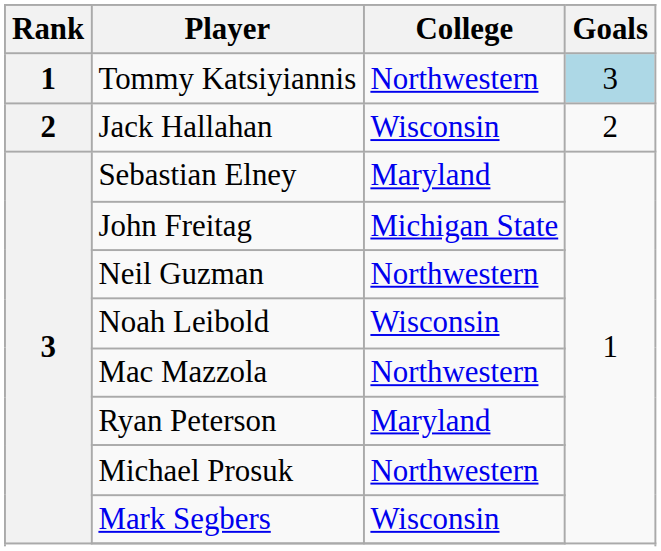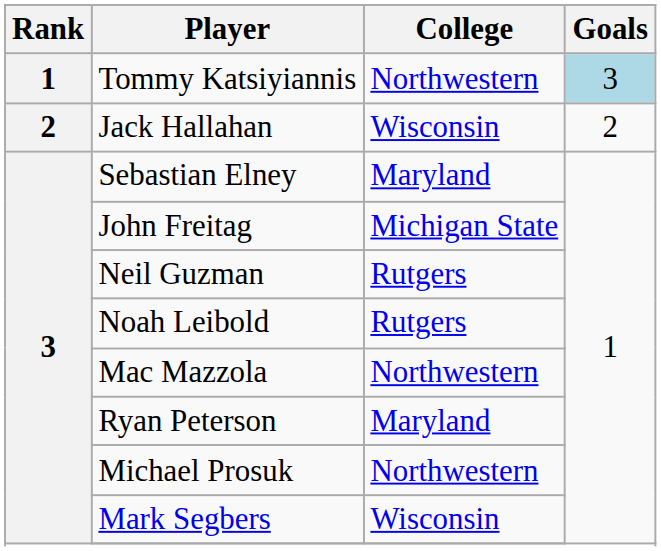(454, 273) Northwestern -> (418, 273) Rutgers
(435, 322) Wisconsin -> (418, 322) Rutgers
